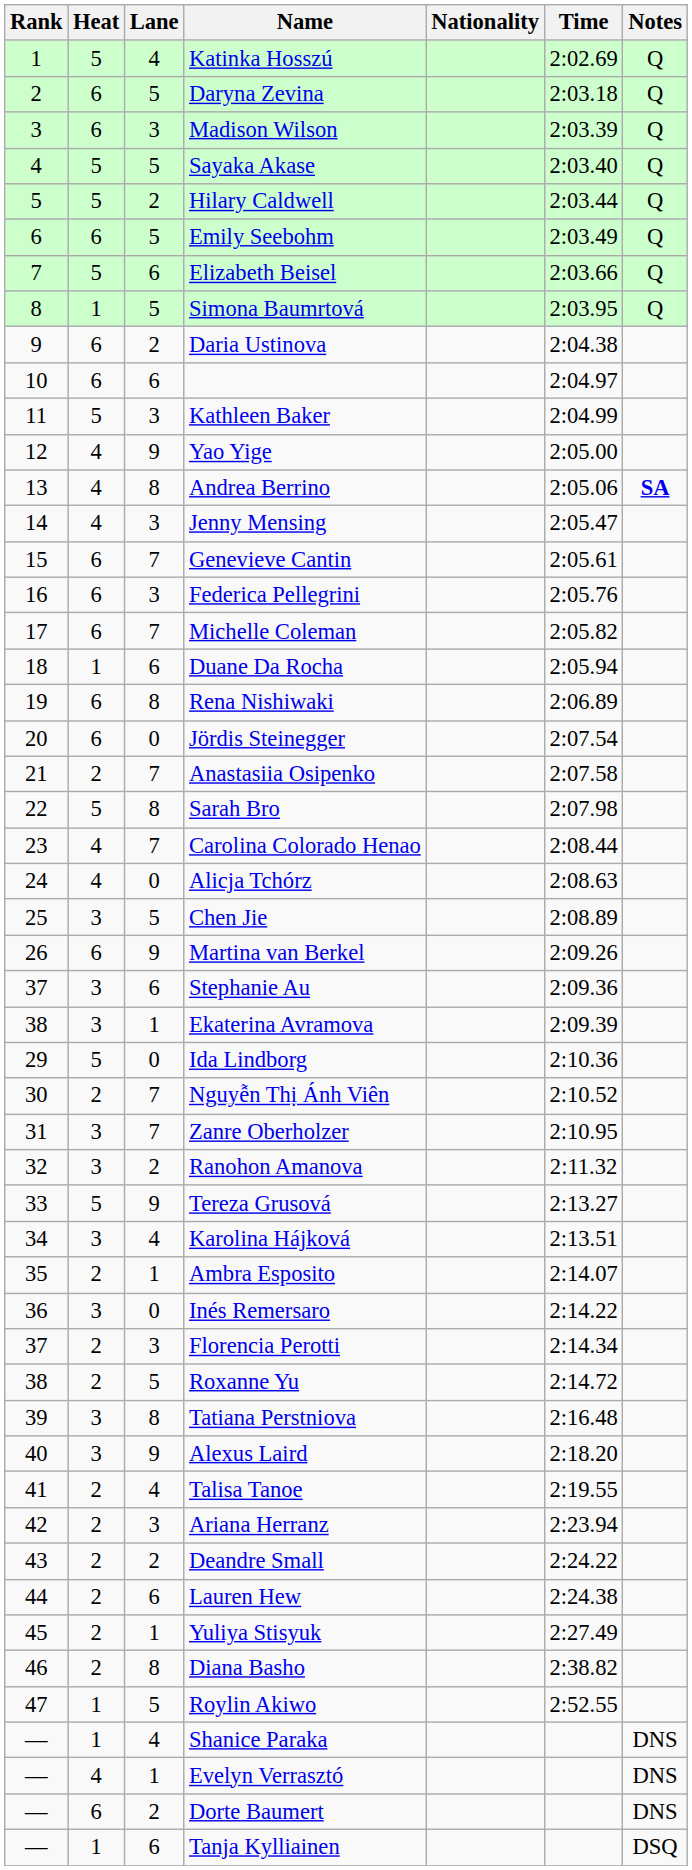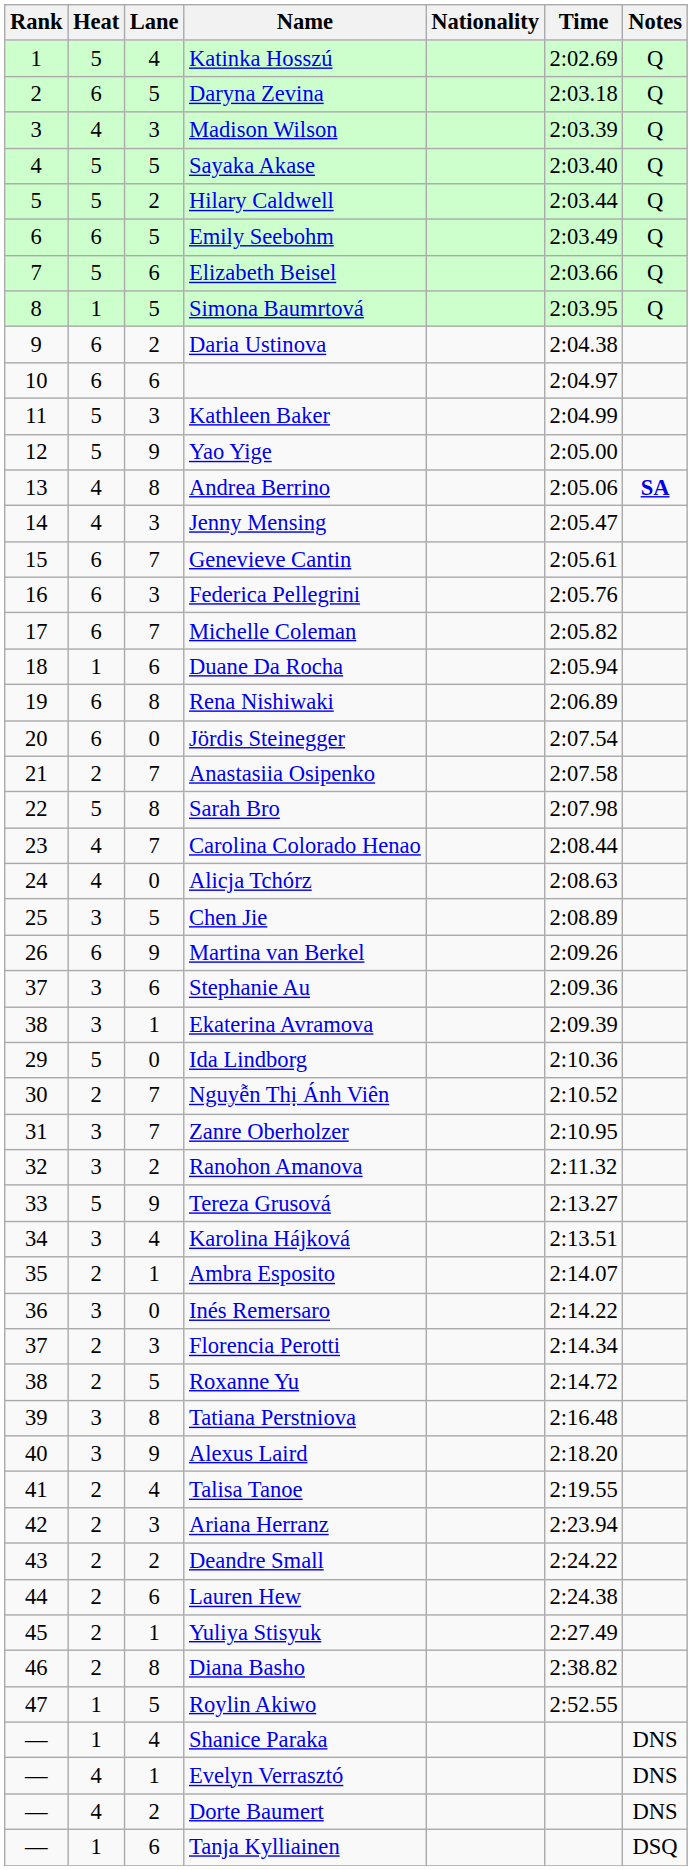(96, 129) 6 -> (96, 129) 4
(96, 451) 4 -> (96, 451) 5
(96, 1811) 6 -> (96, 1811) 4
